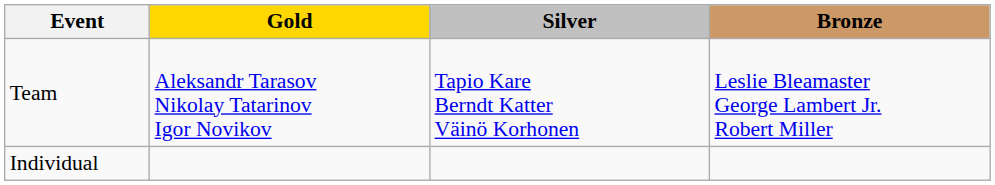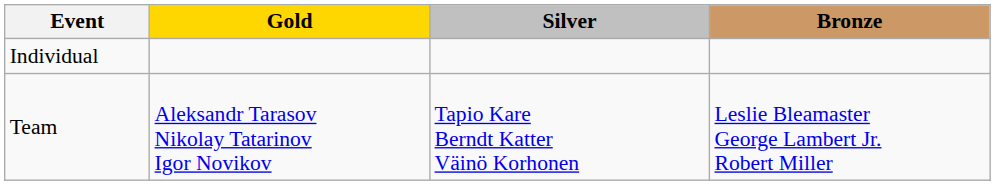rows swapped: (54, 163) <-> (33, 92)
